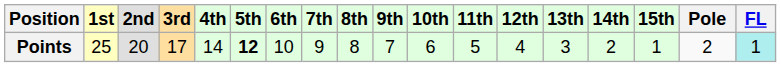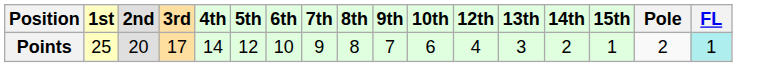- column: (475, 18)
(248, 47) bold -> (248, 47) normal
